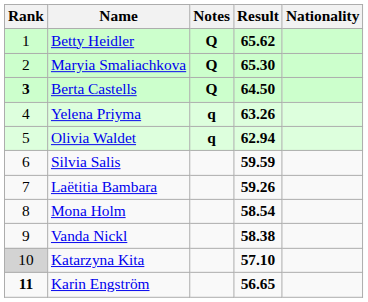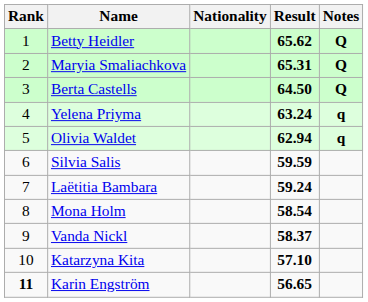columns swapped: (323, 16) <-> (212, 16)
(258, 65) 65.30 -> (295, 65) 65.31
(26, 89) bold -> (26, 89) normal
(258, 114) 63.26 -> (295, 114) 63.24
(258, 187) 59.26 -> (295, 187) 59.24
(258, 235) 58.38 -> (295, 235) 58.37
(26, 260) lightgrey background -> (26, 260) no background
